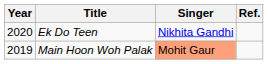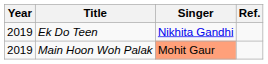(20, 31) 2020 -> (20, 31) 2019
